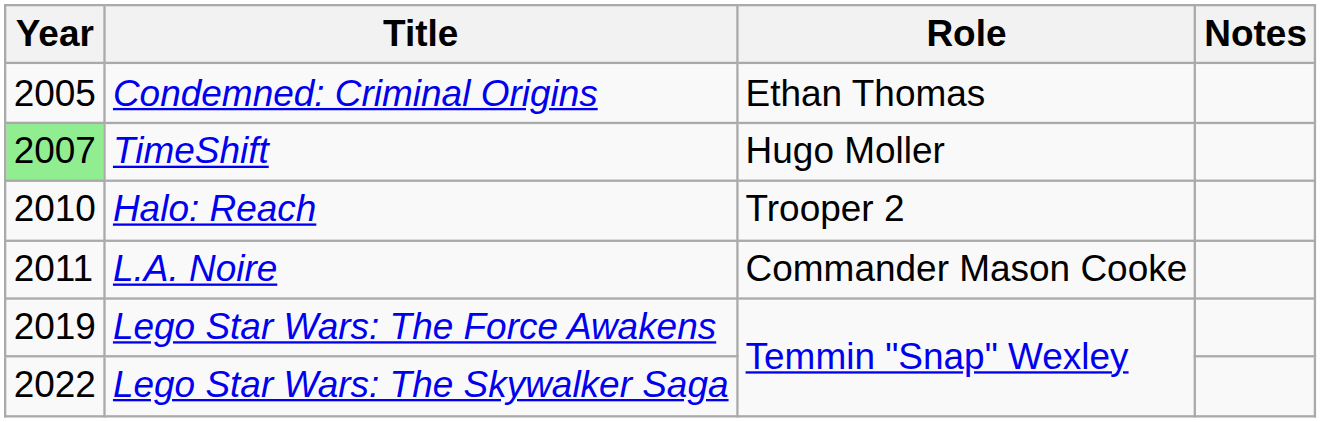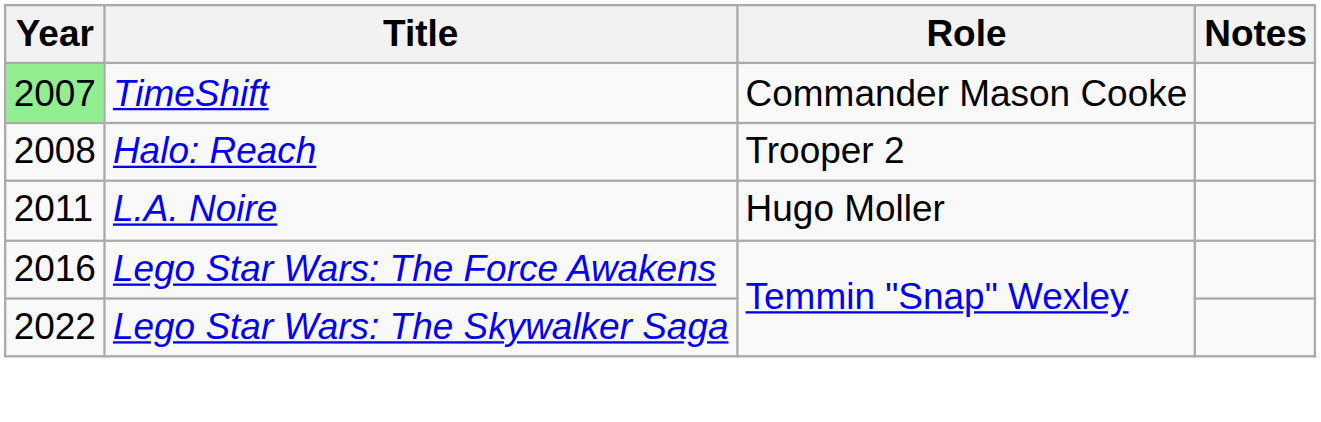- row: (355, 92)
(845, 151) Hugo Moller -> (966, 92) Commander Mason Cooke
(55, 209) 2010 -> (55, 151) 2008
(966, 268) Commander Mason Cooke -> (845, 209) Hugo Moller
(55, 326) 2019 -> (55, 268) 2016
